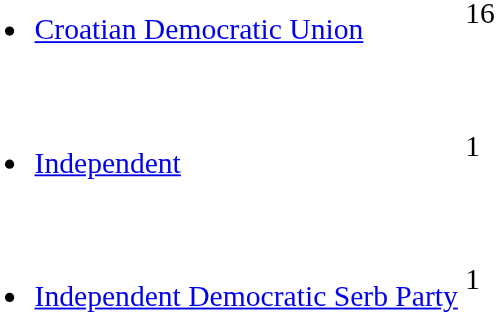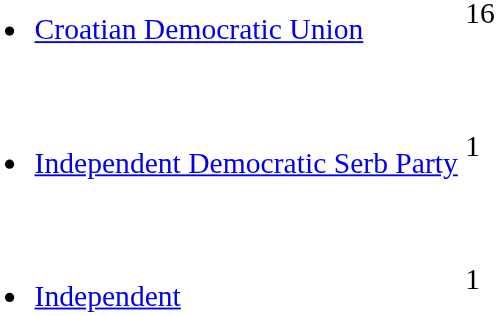rows swapped: (209, 296) <-> (209, 163)
